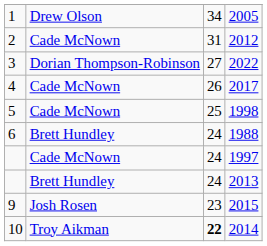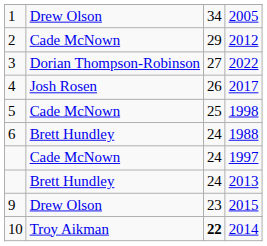(214, 39) 31 -> (214, 39) 29
(75, 87) Cade McNown -> (63, 87) Josh Rosen
(63, 205) Josh Rosen -> (66, 205) Drew Olson
